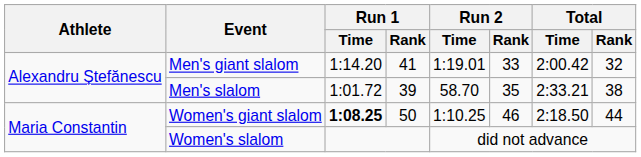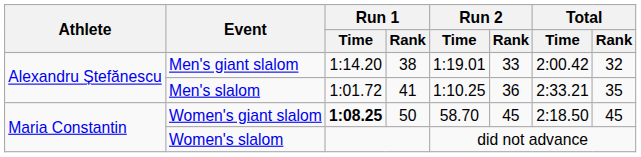(408, 66) 41 -> (408, 66) 38
(408, 90) 39 -> (408, 90) 41
(459, 90) 58.70 -> (459, 90) 1:10.25
(511, 90) 35 -> (511, 90) 36
(614, 90) 38 -> (614, 90) 35
(459, 115) 1:10.25 -> (459, 115) 58.70
(511, 115) 46 -> (511, 115) 45
(614, 115) 44 -> (614, 115) 45
